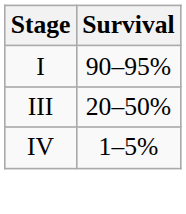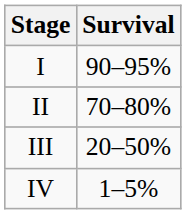+ row: (41, 106)
